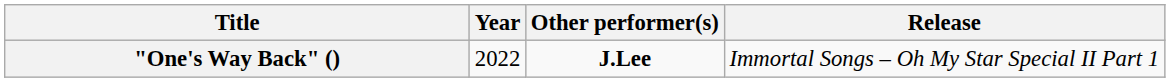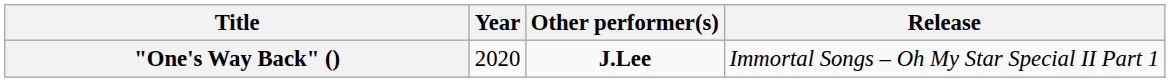(498, 58) 2022 -> (498, 58) 2020
